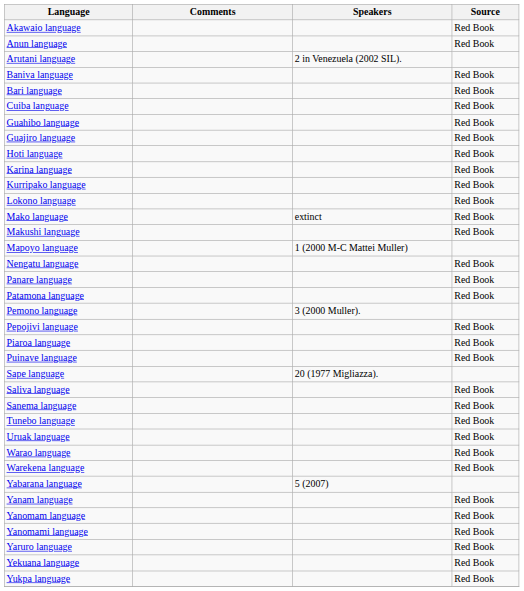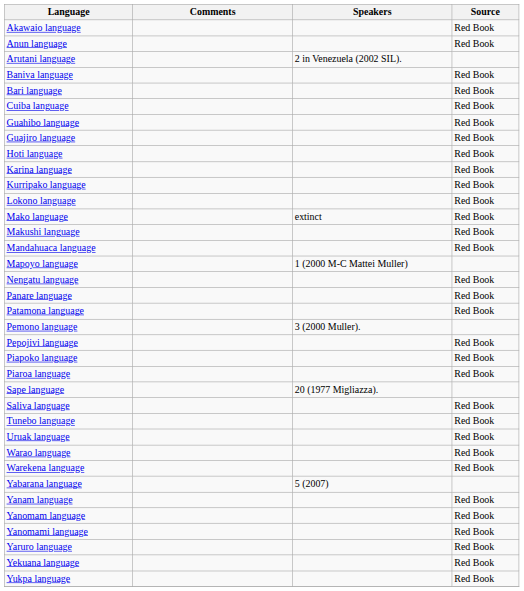+ row: (51, 248)
+ row: (42, 358)
- row: (42, 358)
- row: (41, 405)
